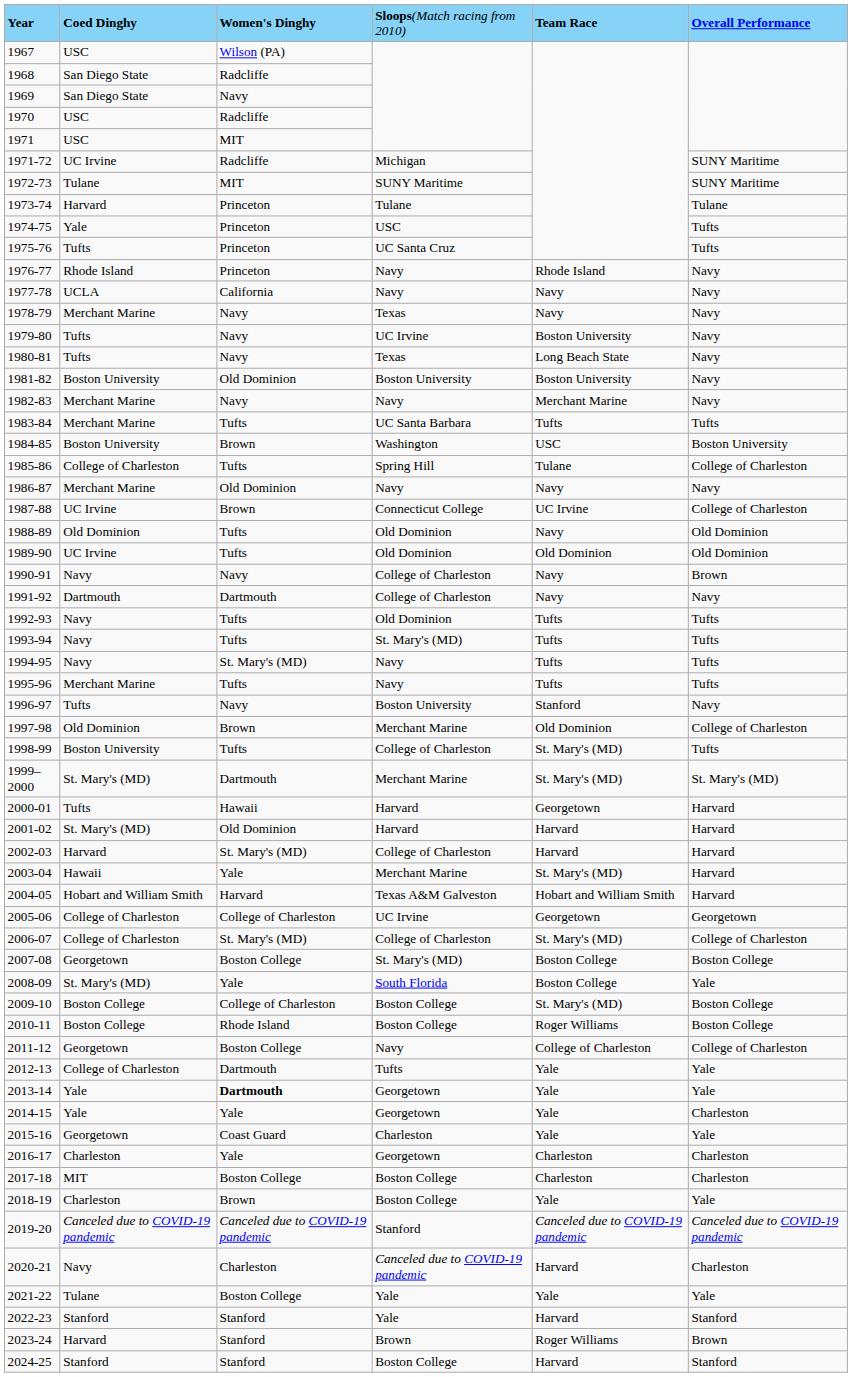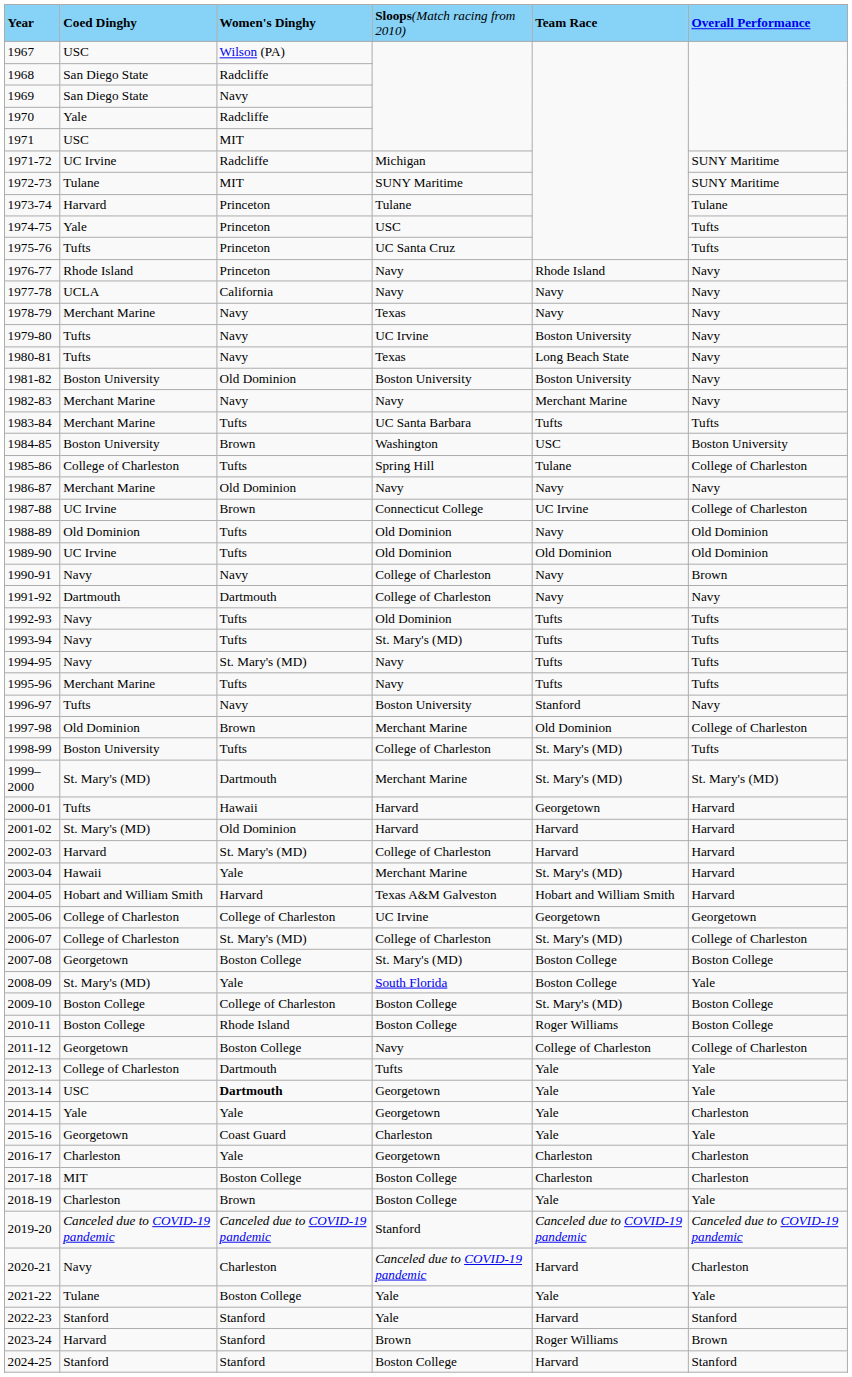(76, 117) USC -> (75, 117) Yale
(75, 1090) Yale -> (76, 1090) USC
